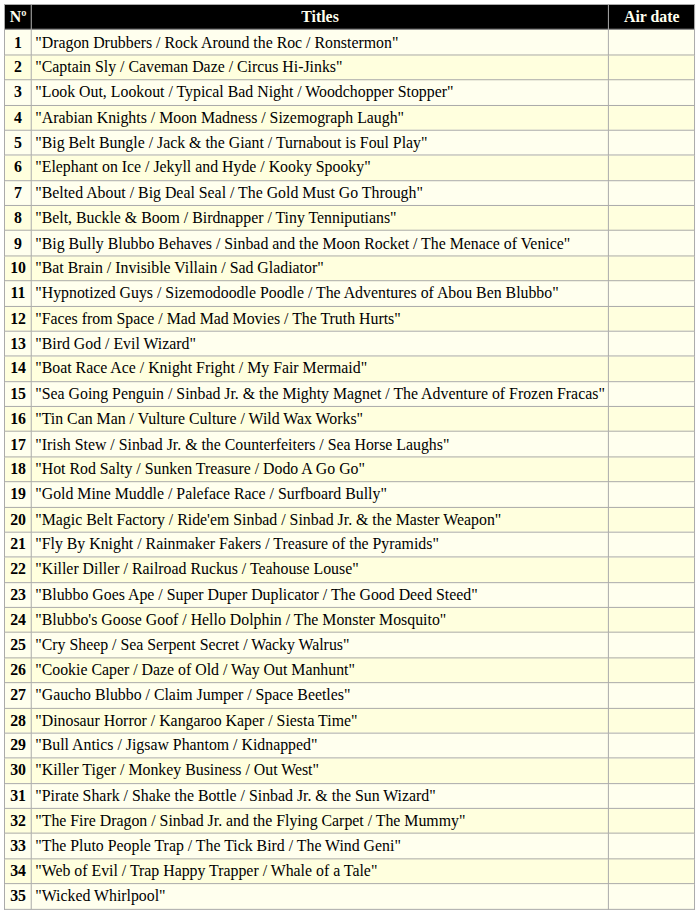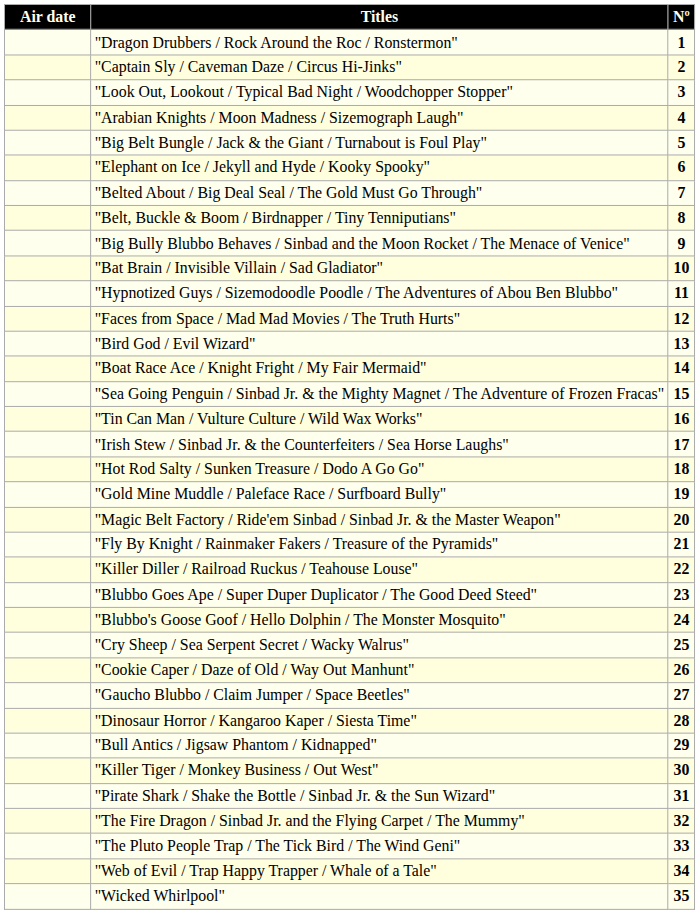columns swapped: (18, 17) <-> (652, 17)
